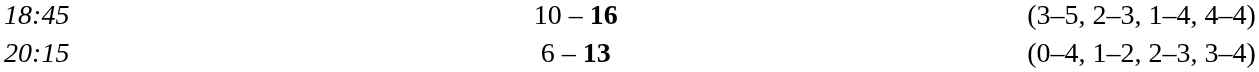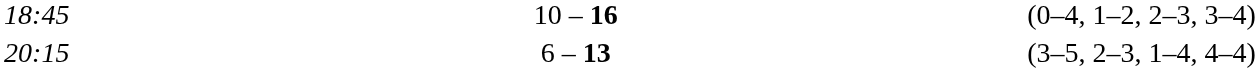(1142, 14) (3–5, 2–3, 1–4, 4–4) -> (1142, 14) (0–4, 1–2, 2–3, 3–4)
(1142, 53) (0–4, 1–2, 2–3, 3–4) -> (1142, 53) (3–5, 2–3, 1–4, 4–4)
